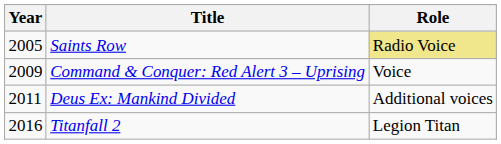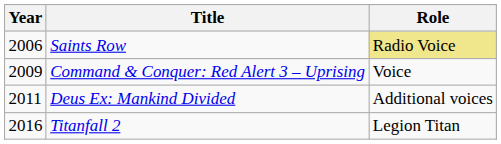(25, 44) 2005 -> (25, 44) 2006
